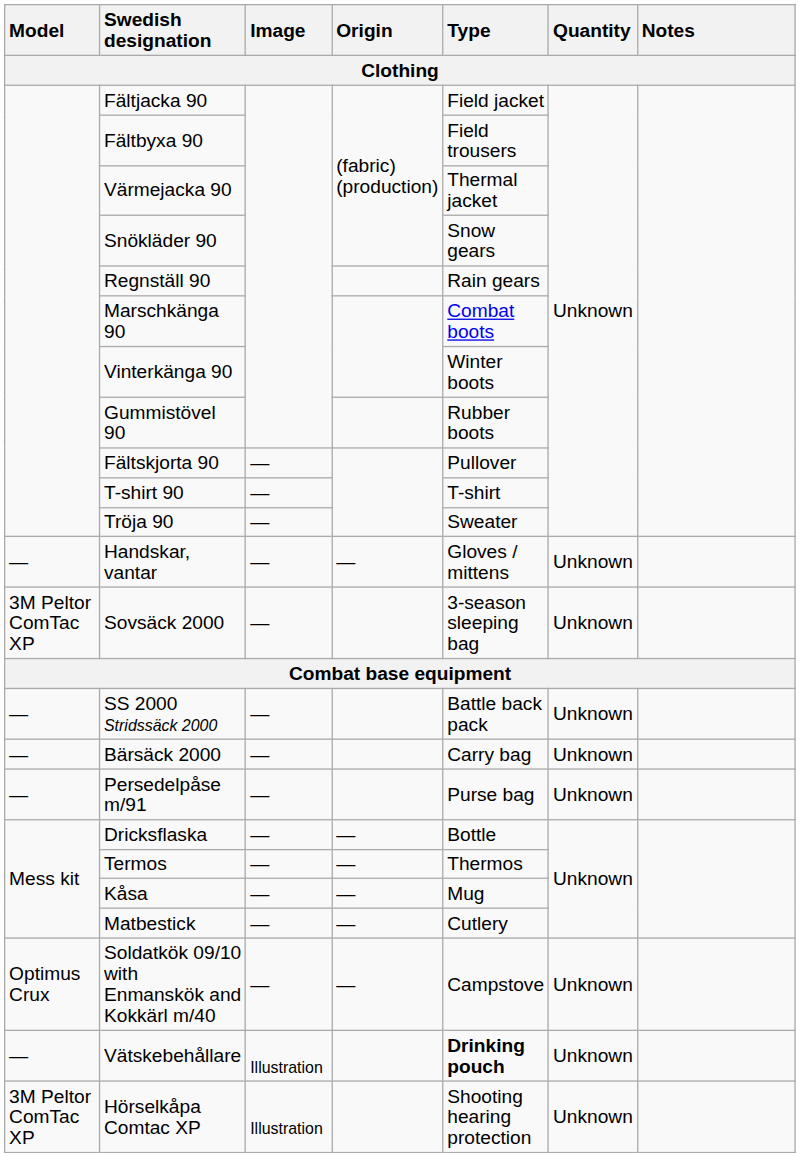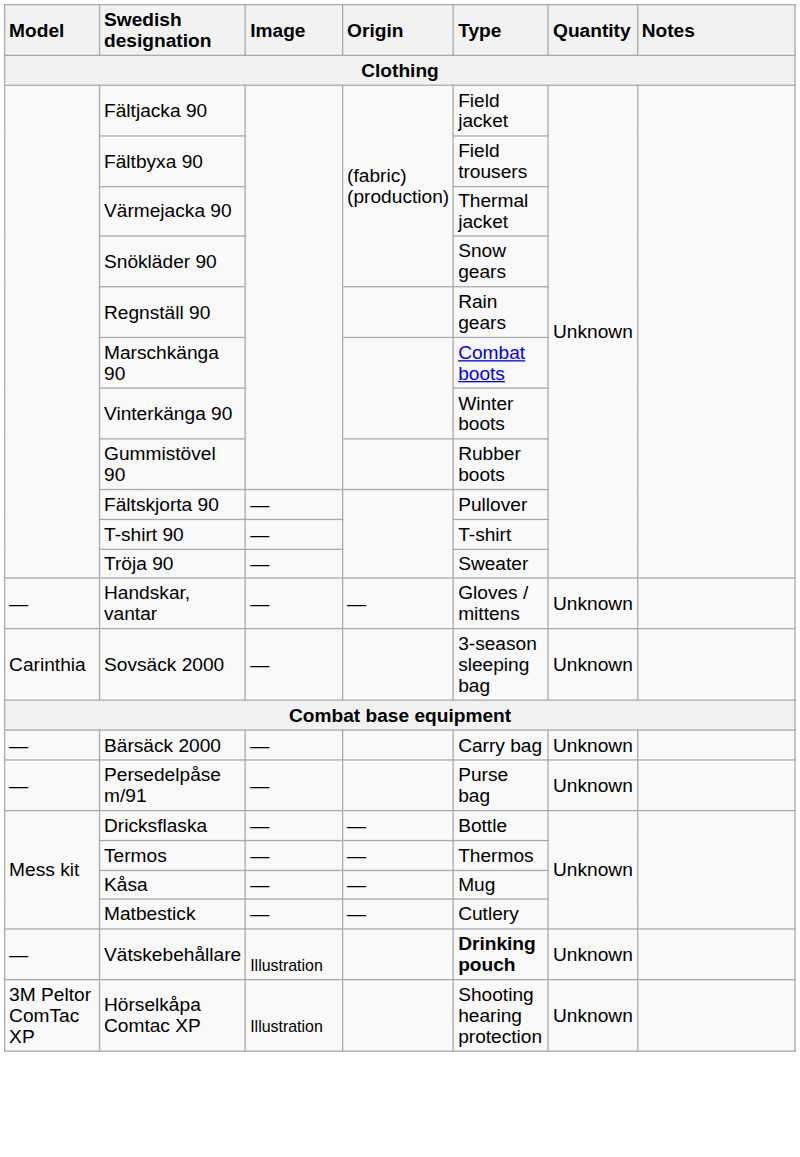(50, 623) 3M Peltor ComTac XP -> (47, 664) Carinthia
- row: (161, 713)
- row: (173, 984)
